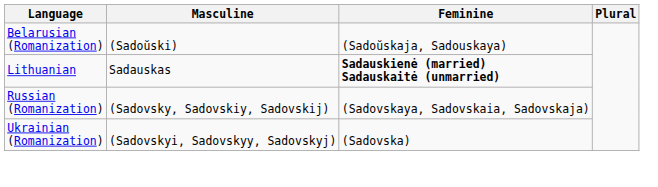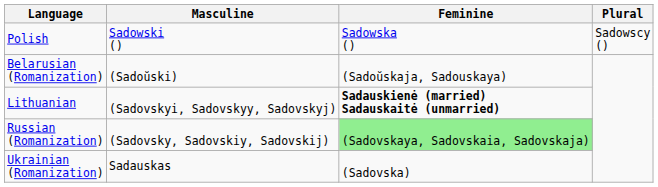+ row: (28, 39)
(140, 71) Sadauskas -> (223, 109) (Sadovskyi, Sadovskyy, Sadovskyj)
(466, 109) no background -> (466, 141) lightgreen background
(223, 141) (Sadovskyi, Sadovskyy, Sadovskyj) -> (140, 166) Sadauskas
